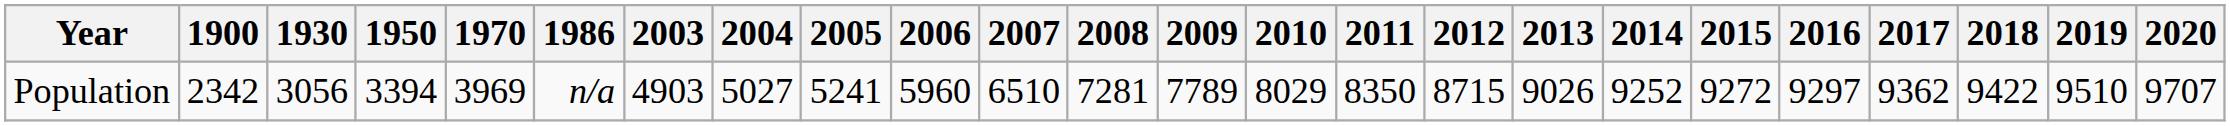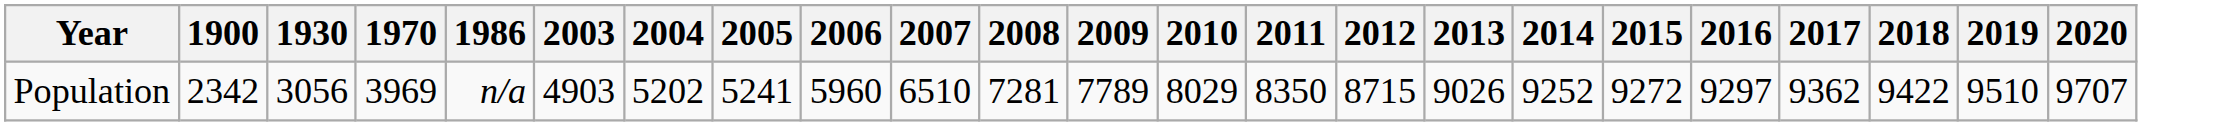- column: (401, 33)
(757, 90) 5027 -> (668, 90) 5202
